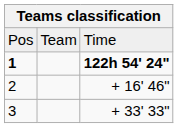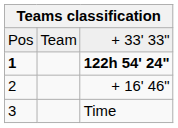(100, 39) Time -> (140, 39) + 33' 33"
(140, 110) + 33' 33" -> (100, 110) Time
